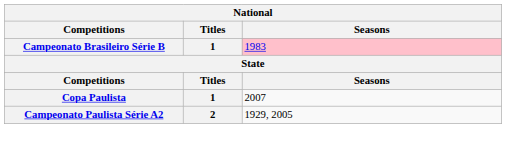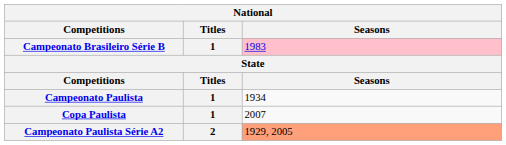+ row: (94, 98)
(269, 115) no background -> (269, 132) lightsalmon background
